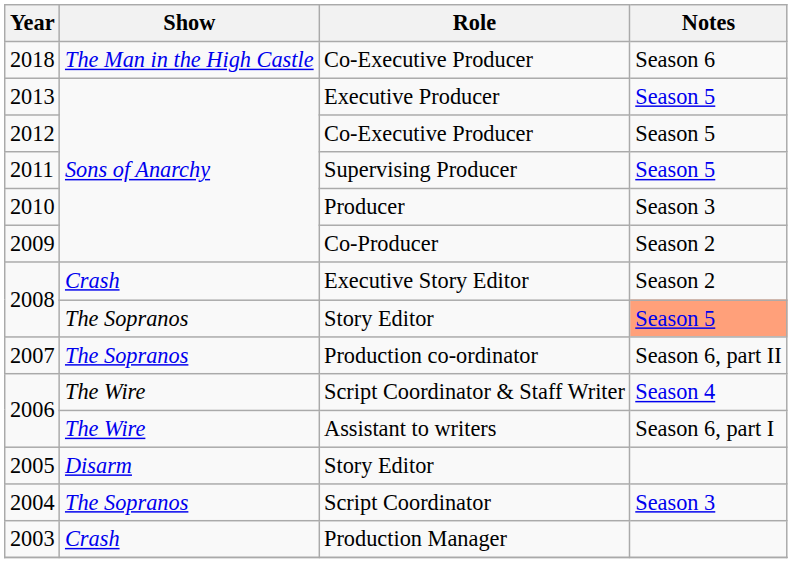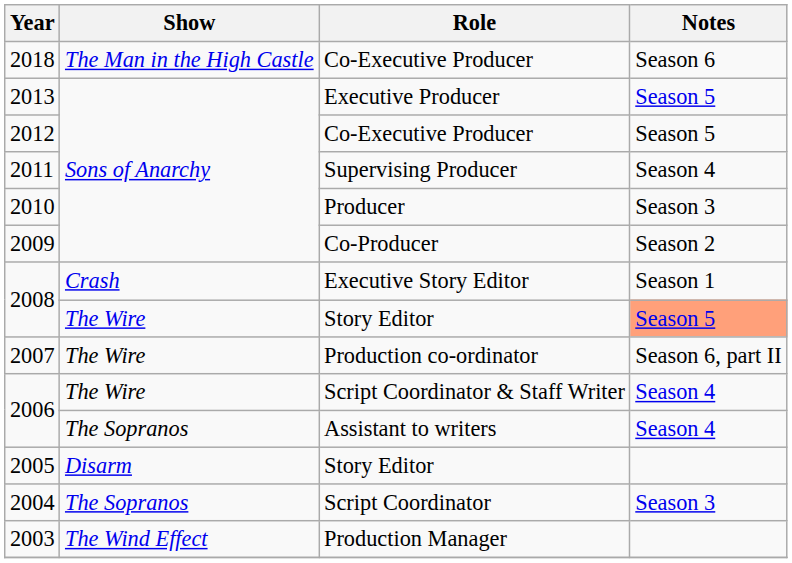(675, 170) Season 5 -> (675, 170) Season 4
(675, 281) Season 2 -> (675, 281) Season 1
(127, 317) The Sopranos -> (105, 317) The Wire
(127, 354) The Sopranos -> (105, 354) The Wire
(105, 428) The Wire -> (127, 428) The Sopranos
(705, 428) Season 6, part I -> (675, 428) Season 4
(92, 538) Crash -> (136, 538) The Wind Effect
